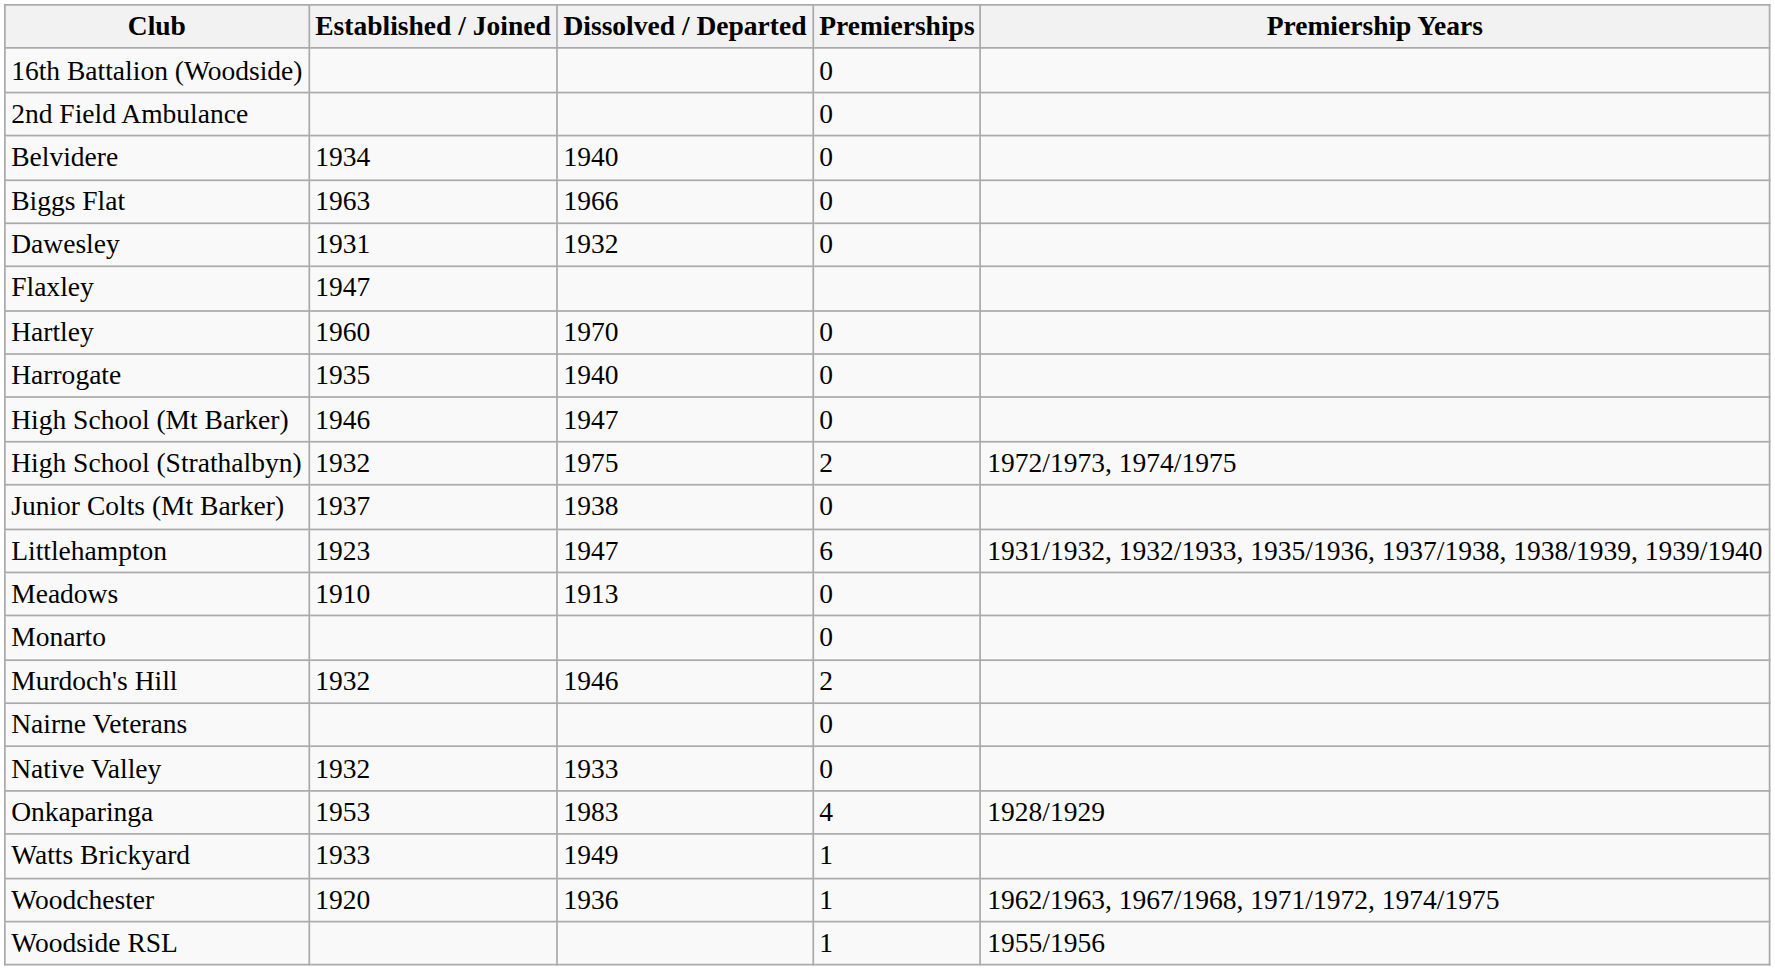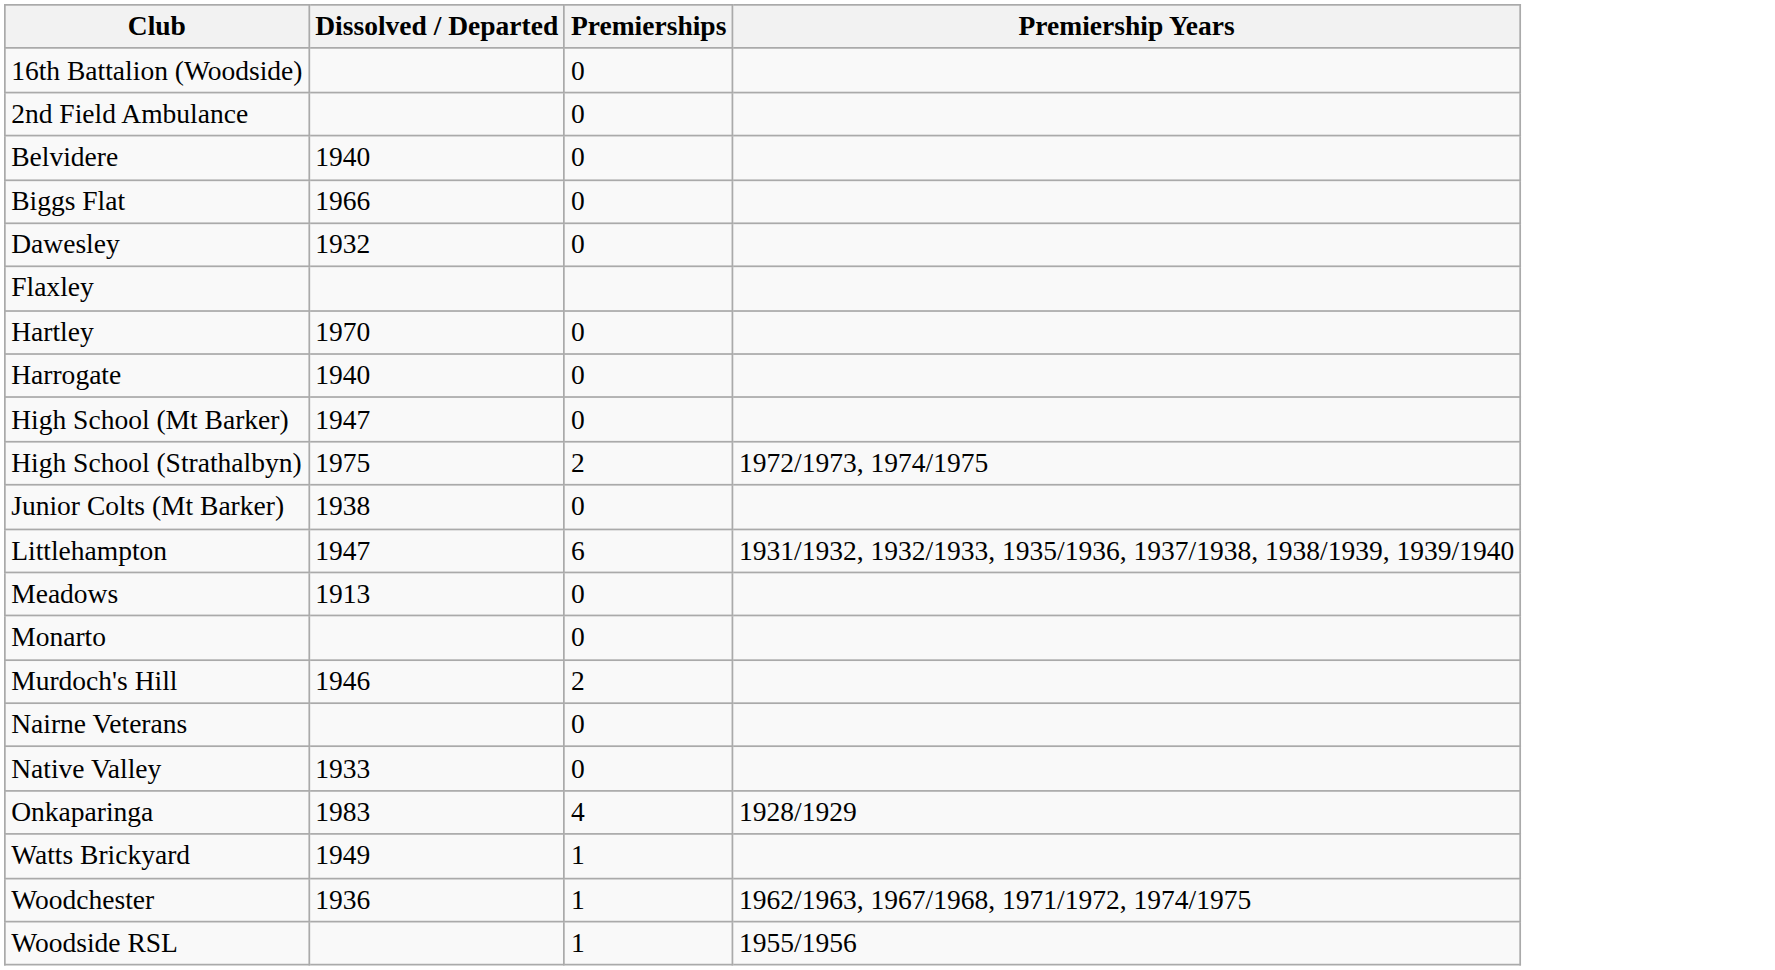- column: (433, 26)
